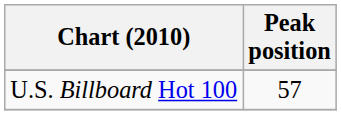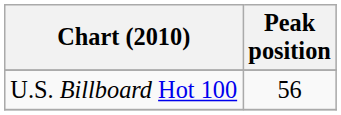(290, 89) 57 -> (290, 89) 56
